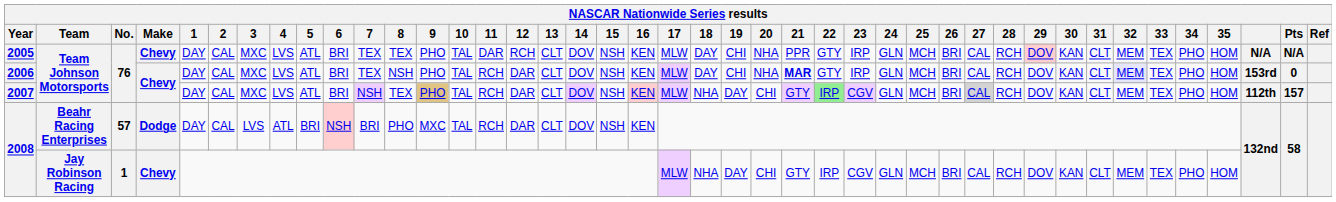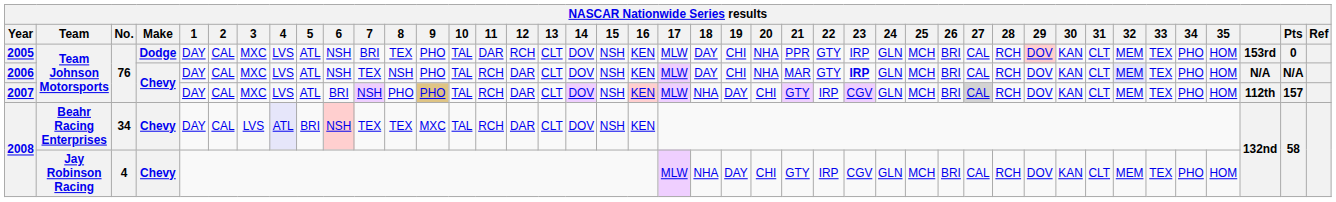(158, 53) Chevy -> (158, 53) Dodge
(339, 53) BRI -> (339, 53) NSH
(370, 53) TEX -> (370, 53) BRI
(1261, 53) N/A -> (1260, 53) 153rd
(1294, 53) N/A -> (1293, 53) 0
(339, 73) BRI -> (339, 73) NSH
(798, 73) bold -> (798, 73) normal
(860, 73) normal -> (859, 73) bold
(1261, 73) 153rd -> (1260, 73) N/A
(1294, 73) 0 -> (1293, 73) N/A
(401, 93) TEX -> (401, 93) PHO
(829, 93) lightgreen background -> (829, 93) no background
(124, 126) 57 -> (124, 126) 34
(158, 126) Dodge -> (158, 126) Chevy
(283, 126) no background -> (283, 126) lavender background
(370, 126) BRI -> (370, 126) TEX
(401, 126) PHO -> (401, 126) TEX
(124, 173) 1 -> (124, 173) 4
